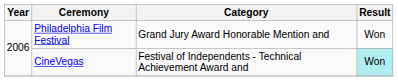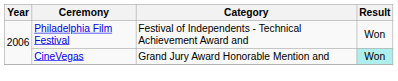(234, 34) Grand Jury Award Honorable Mention and -> (220, 34) Festival of Independents - Technical Achievement Award and
(220, 62) Festival of Independents - Technical Achievement Award and -> (234, 56) Grand Jury Award Honorable Mention and
